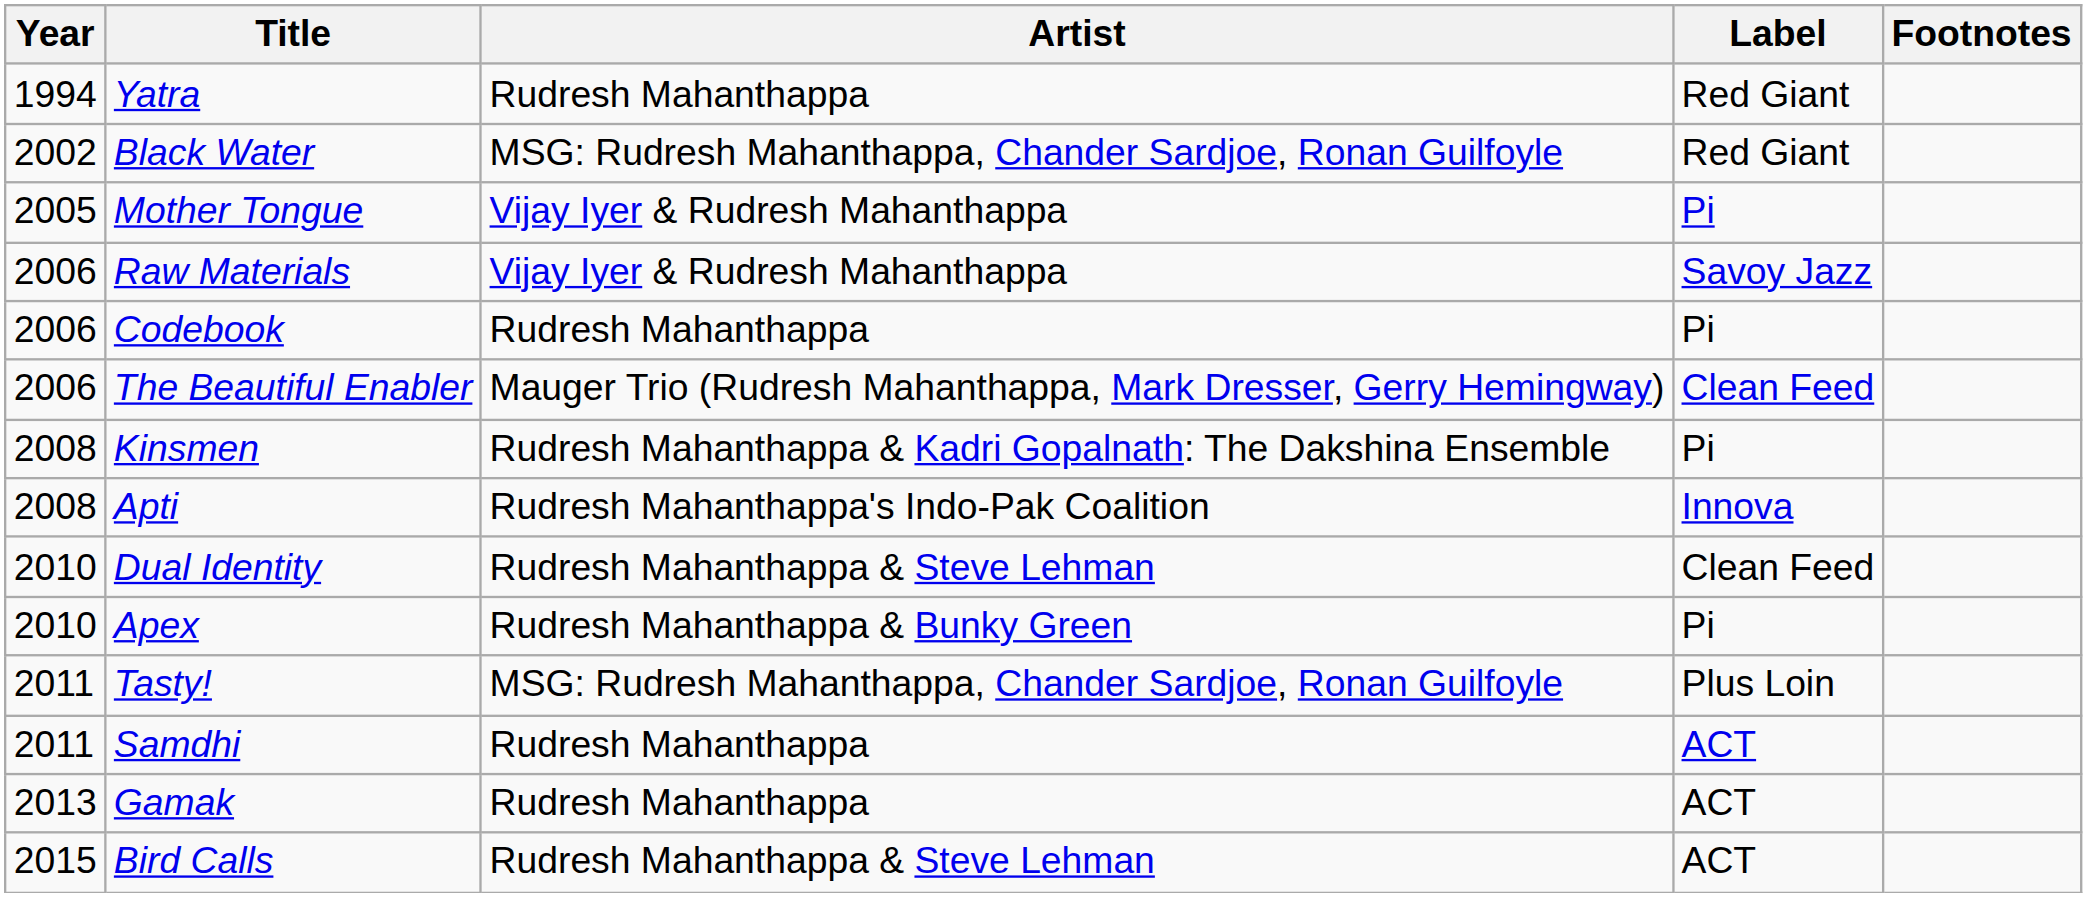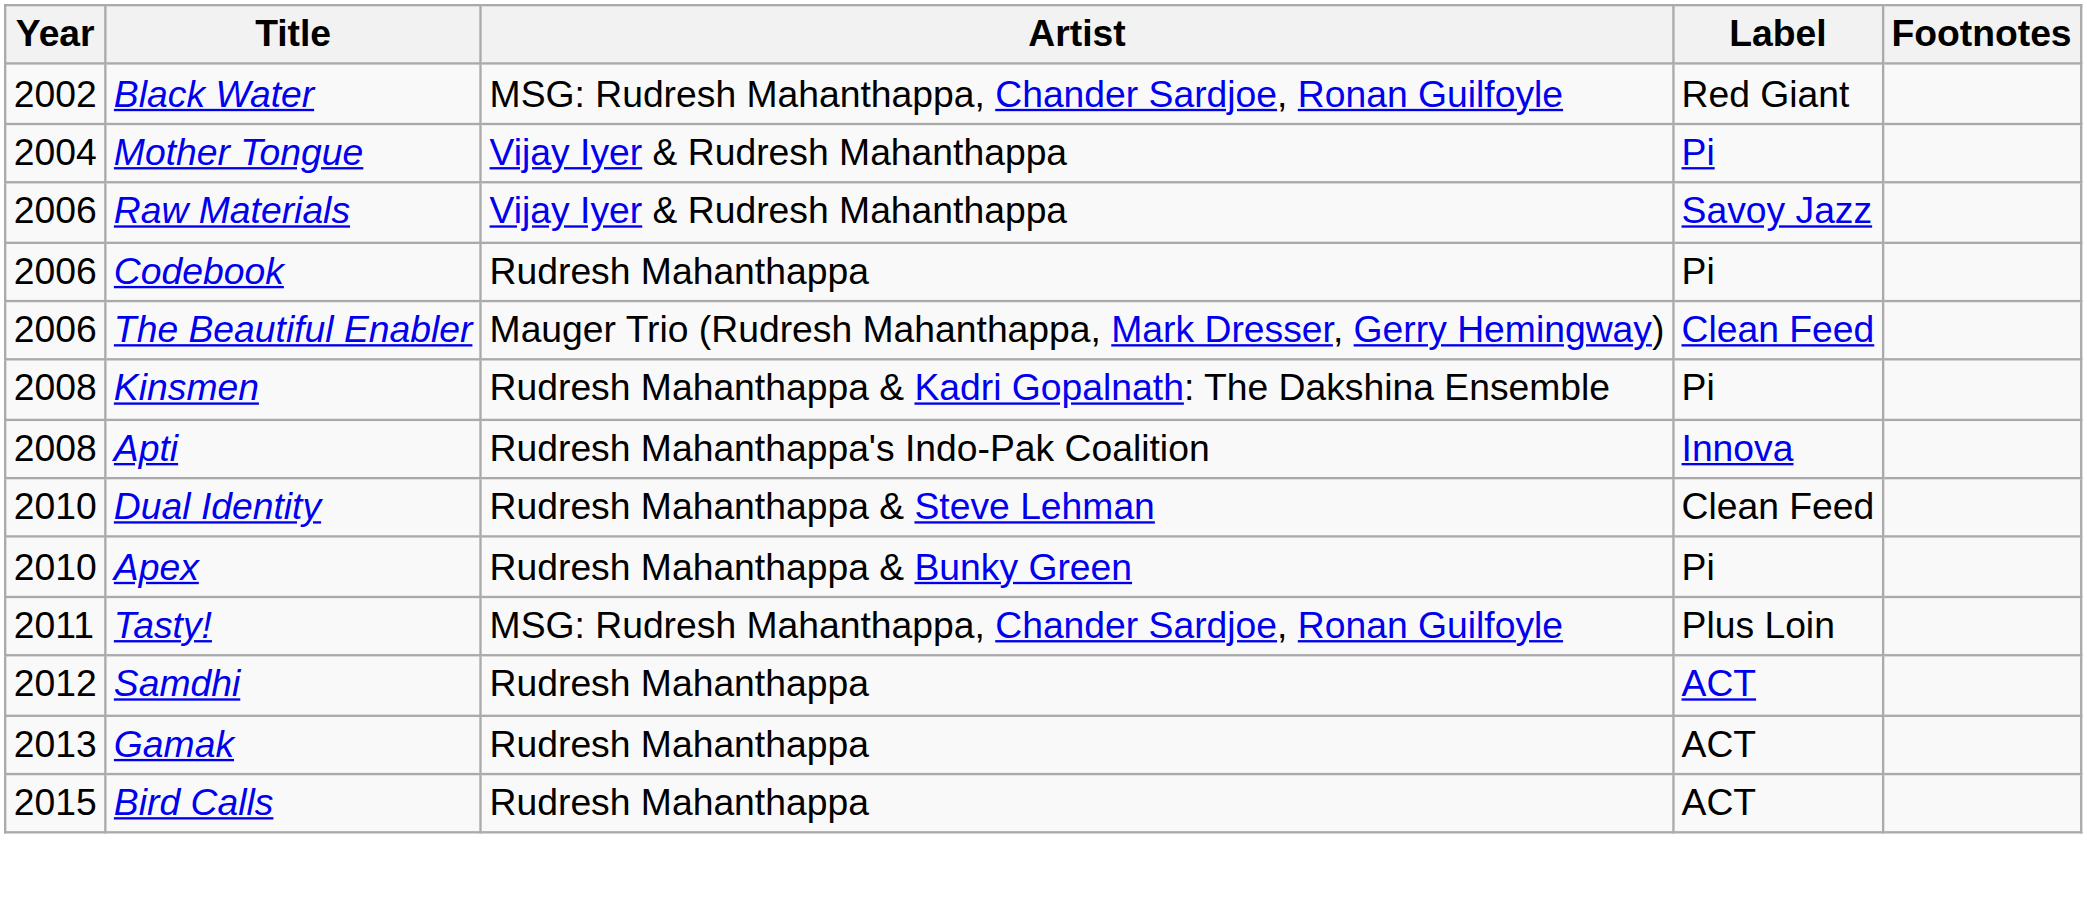- row: (157, 93)
(55, 211) 2005 -> (55, 152) 2004
(54, 743) 2011 -> (55, 684) 2012
(822, 861) Rudresh Mahanthappa & Steve Lehman -> (679, 802) Rudresh Mahanthappa
